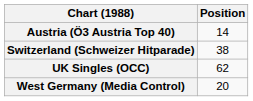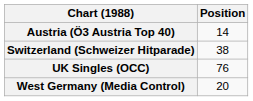(223, 68) 62 -> (223, 68) 76
